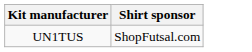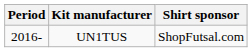+ column: (27, 15)
